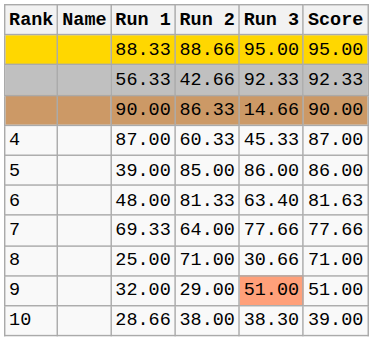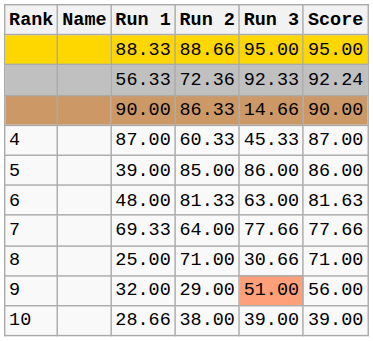(207, 80) 42.66 -> (207, 80) 72.36
(336, 80) 92.33 -> (336, 80) 92.24
(271, 200) 63.40 -> (271, 200) 63.00
(336, 291) 51.00 -> (336, 291) 56.00
(271, 321) 38.30 -> (271, 321) 39.00
